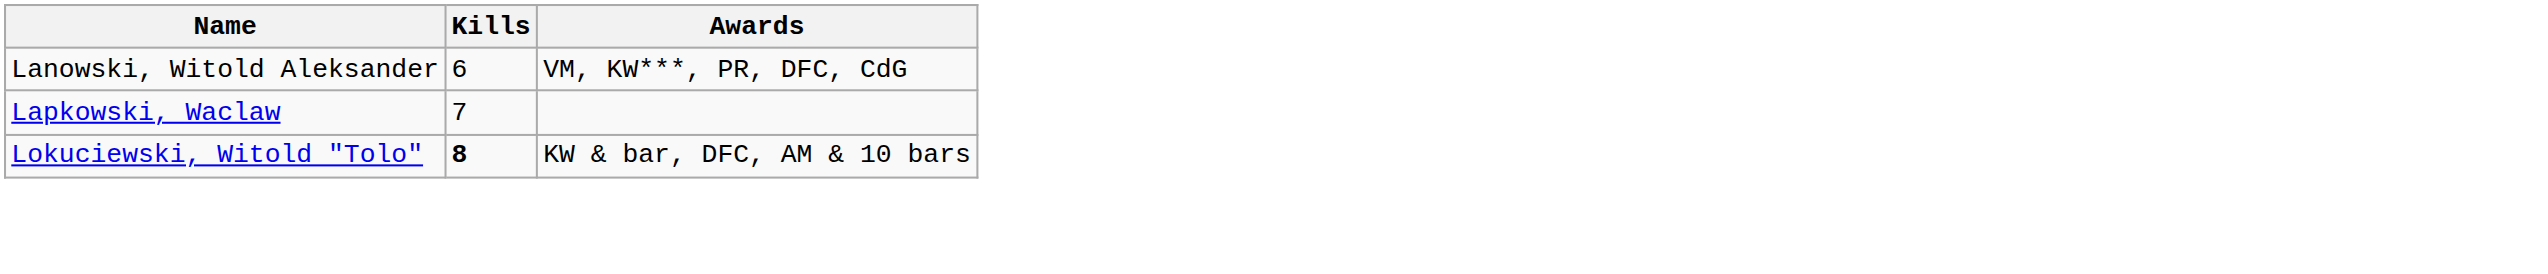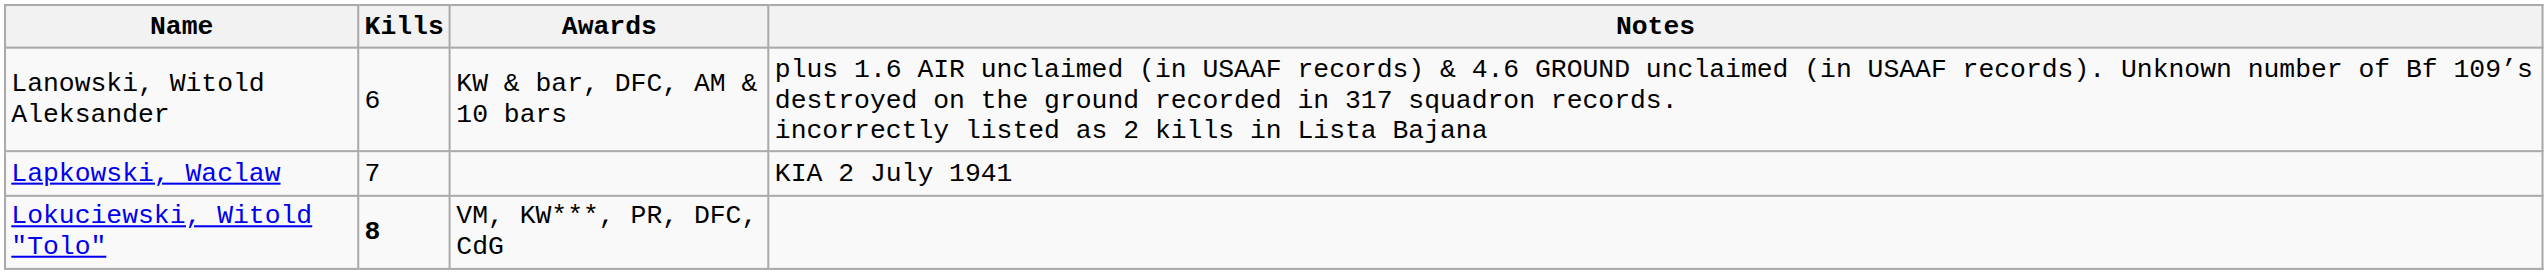+ column: (1656, 27)
(725, 70) VM, KW***, PR, DFC, CdG -> (607, 100) KW & bar, DFC, AM & 10 bars
(757, 156) KW & bar, DFC, AM & 10 bars -> (607, 232) VM, KW***, PR, DFC, CdG
